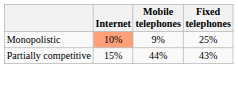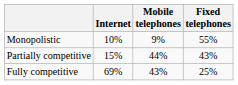(113, 39) lightsalmon background -> (113, 39) no background
(208, 39) 25% -> (208, 39) 55%
+ row: (42, 71)
